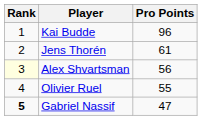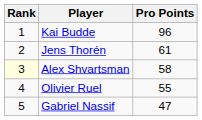(165, 69) 56 -> (165, 69) 58
(21, 106) bold -> (21, 106) normal
